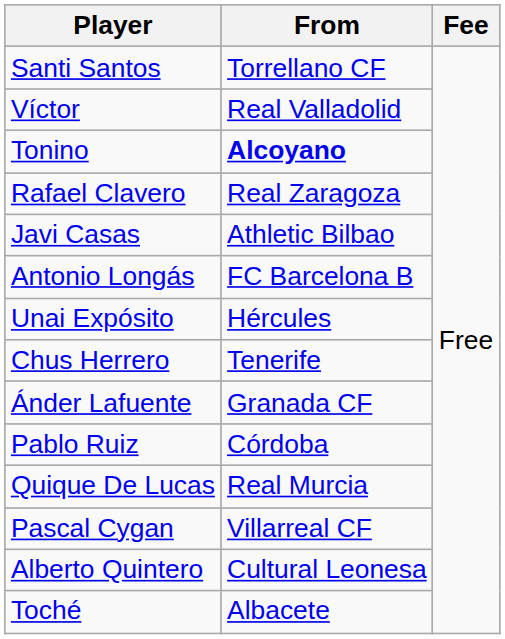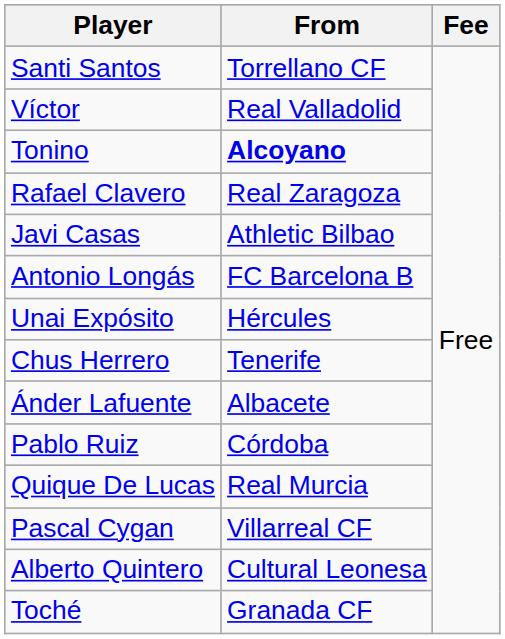(300, 402) Granada CF -> (278, 402) Albacete
(278, 611) Albacete -> (300, 611) Granada CF
